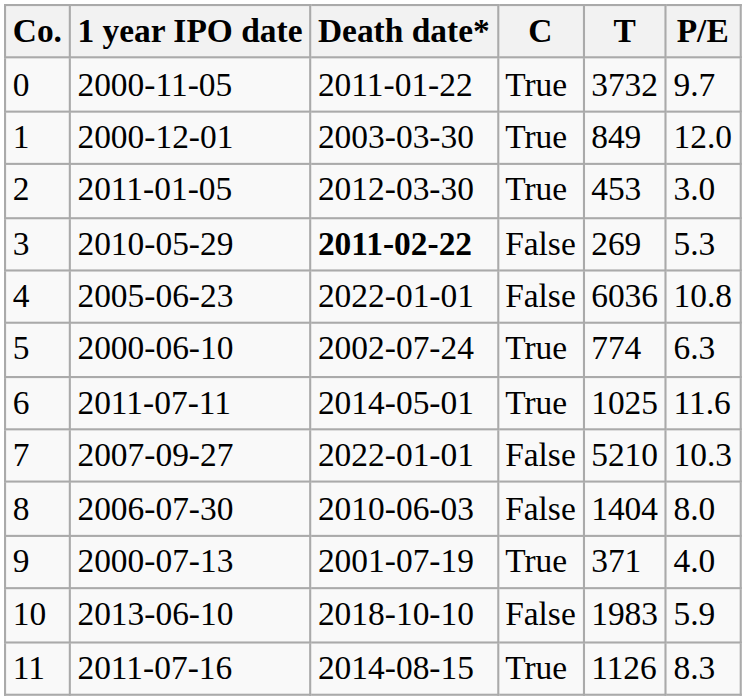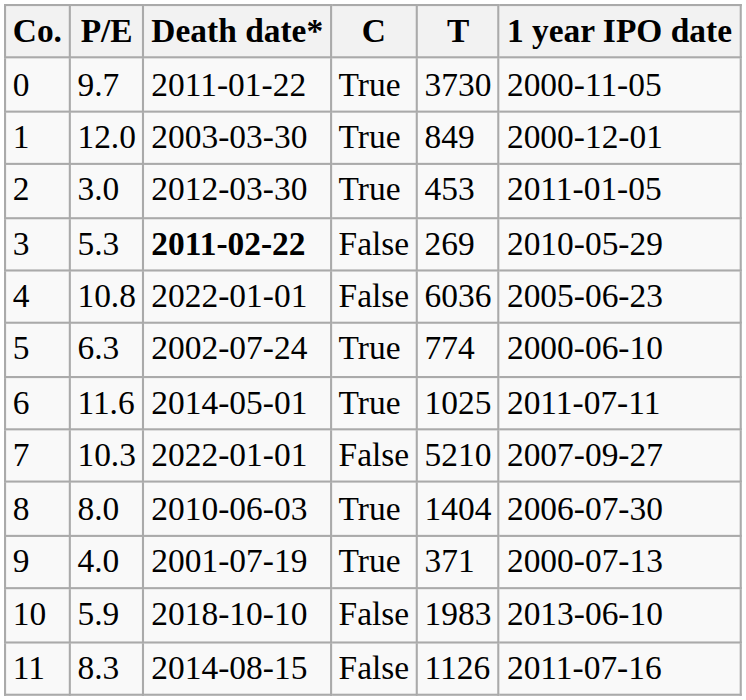columns swapped: (190, 31) <-> (703, 31)
(625, 84) 3732 -> (458, 84) 3730
(540, 508) False -> (370, 508) True
(536, 667) True -> (374, 667) False
